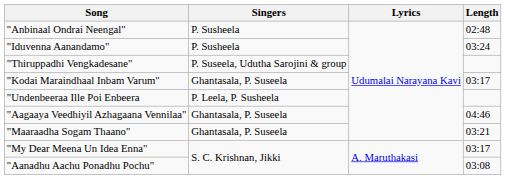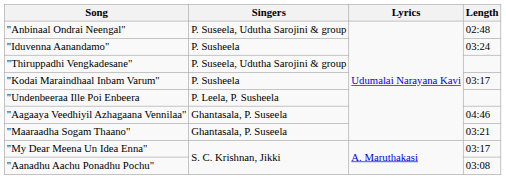(215, 30) P. Susheela -> (269, 30) P. Suseela, Udutha Sarojini & group
(239, 81) Ghantasala, P. Suseela -> (215, 81) P. Susheela
